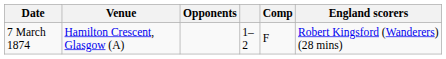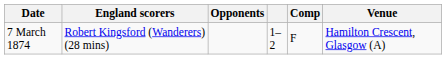columns swapped: (121, 13) <-> (368, 13)
